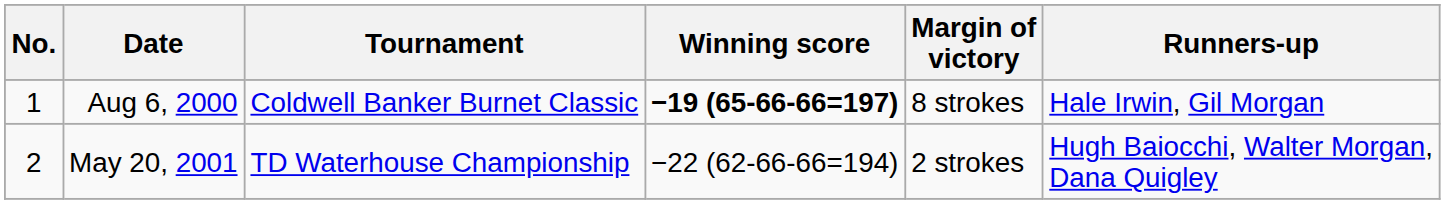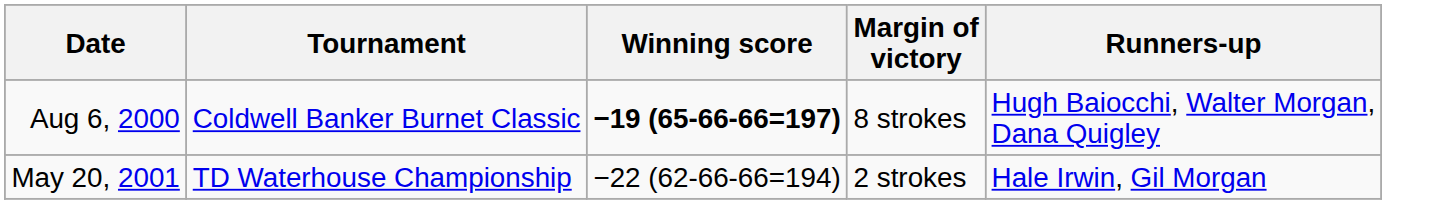- column: (34, 43)
(1187, 102) Hale Irwin, Gil Morgan -> (1183, 118) Hugh Baiocchi, Walter Morgan, Dana Quigley
(1241, 162) Hugh Baiocchi, Walter Morgan, Dana Quigley -> (1129, 177) Hale Irwin, Gil Morgan
